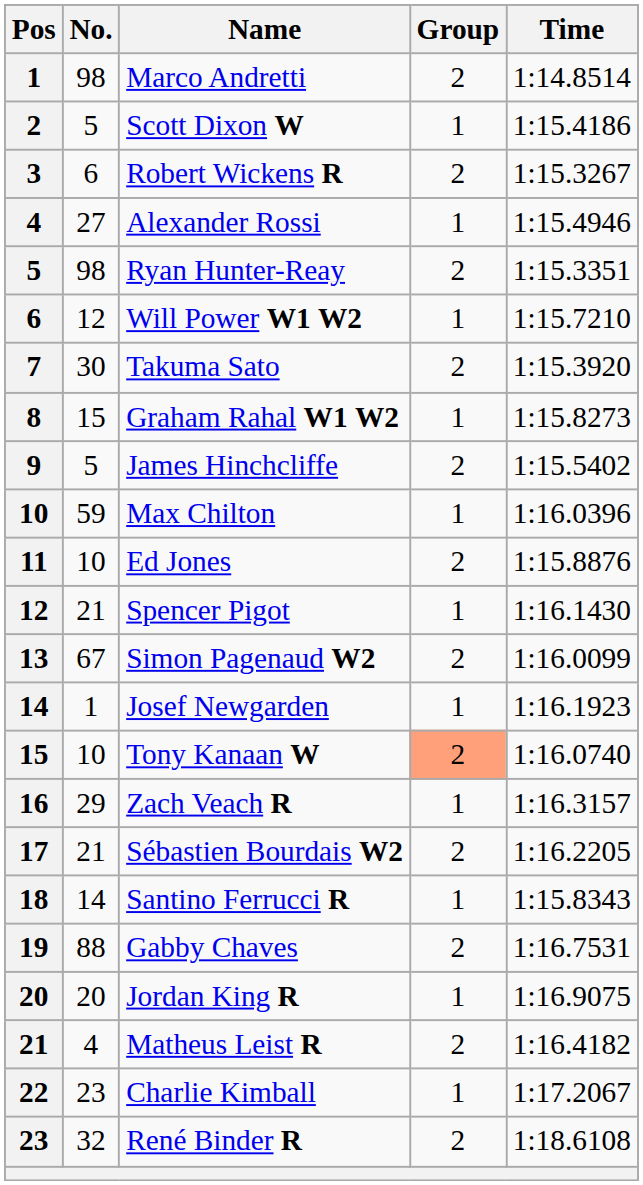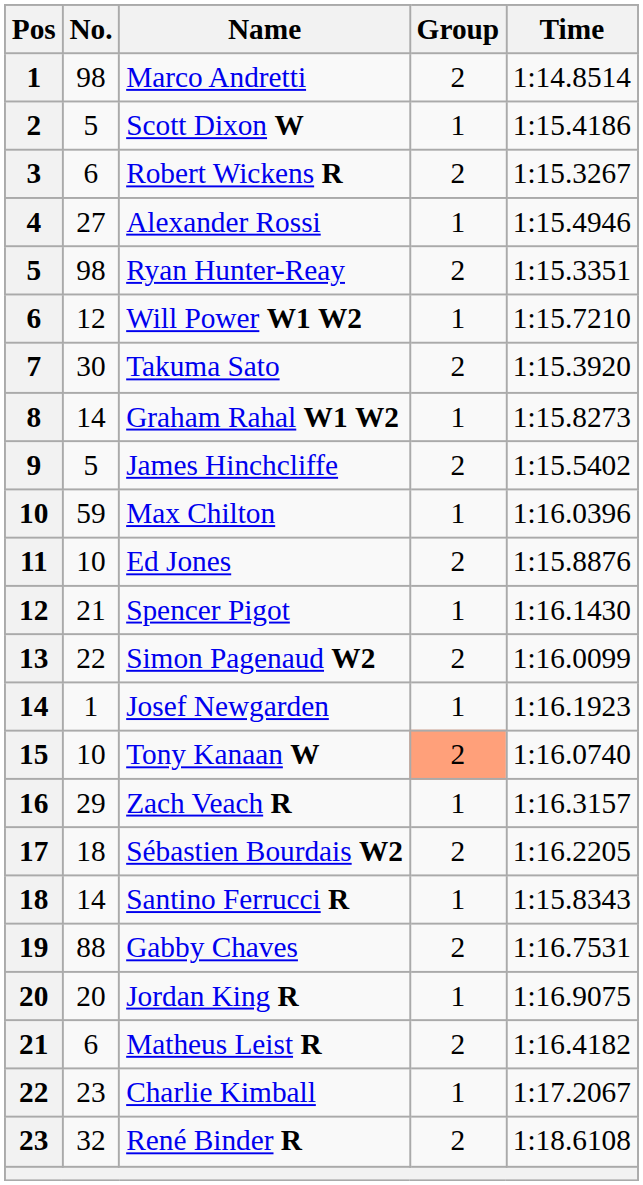(91, 415) 15 -> (91, 415) 14
(91, 657) 67 -> (91, 657) 22
(91, 851) 21 -> (91, 851) 18
(91, 1044) 4 -> (91, 1044) 6
